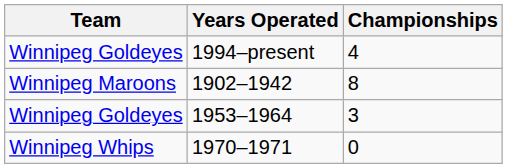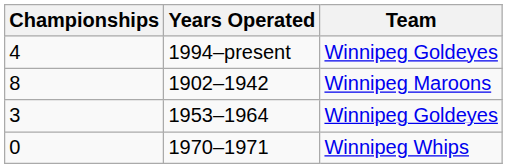columns swapped: (96, 20) <-> (423, 20)
